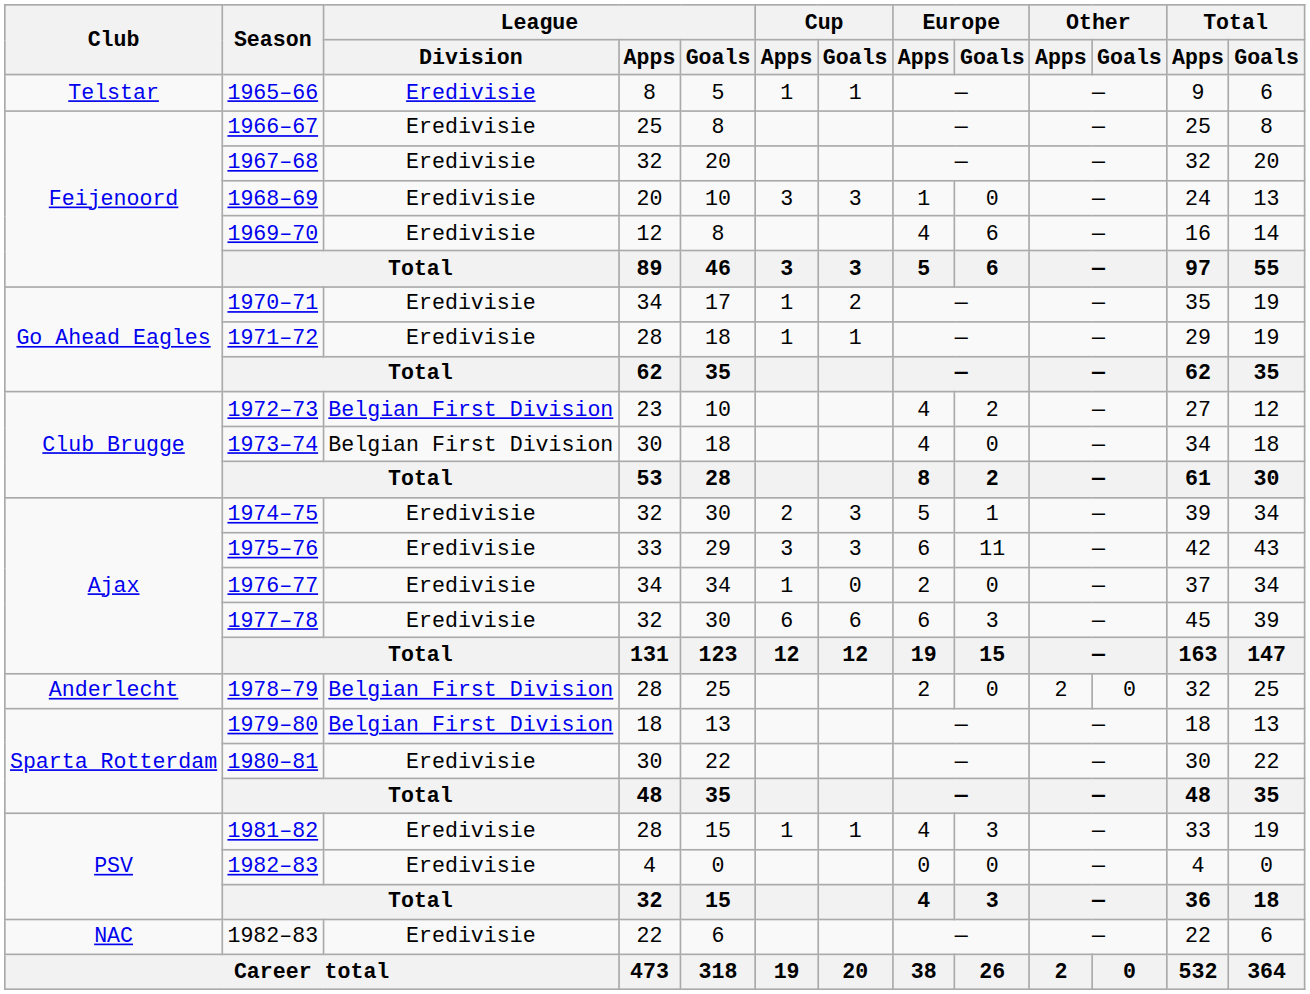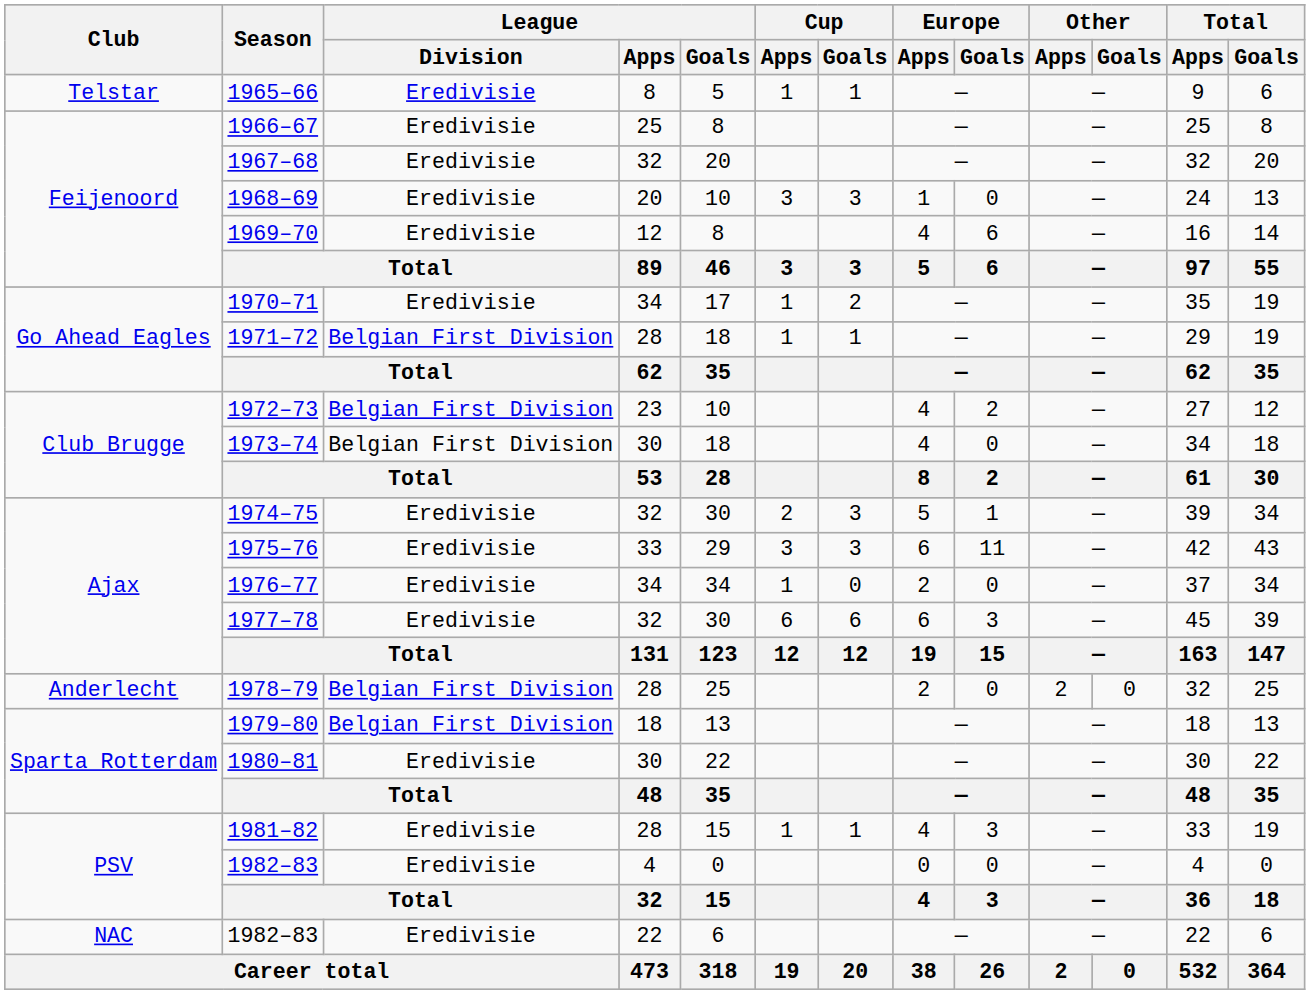(471, 339) Eredivisie -> (471, 339) Belgian First Division
